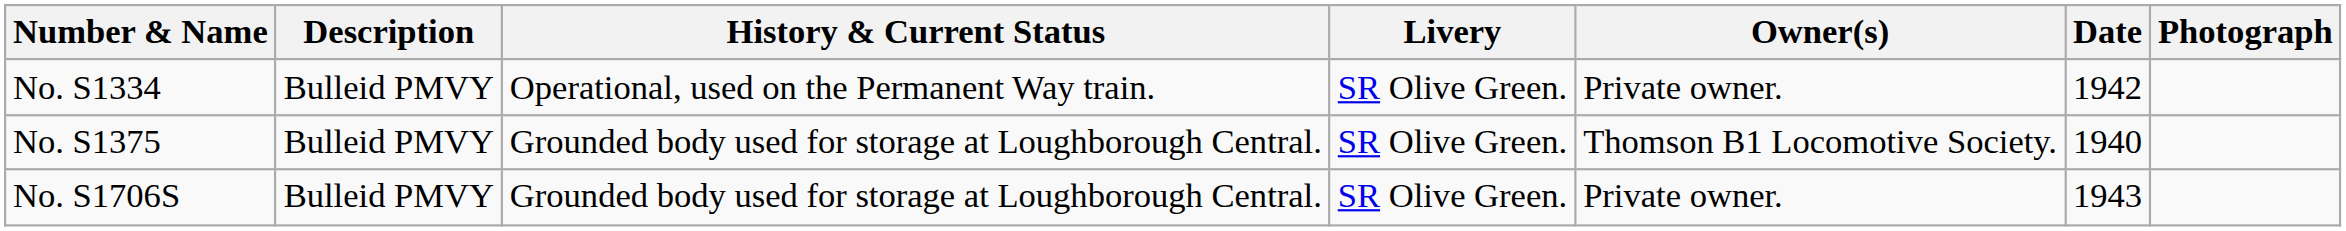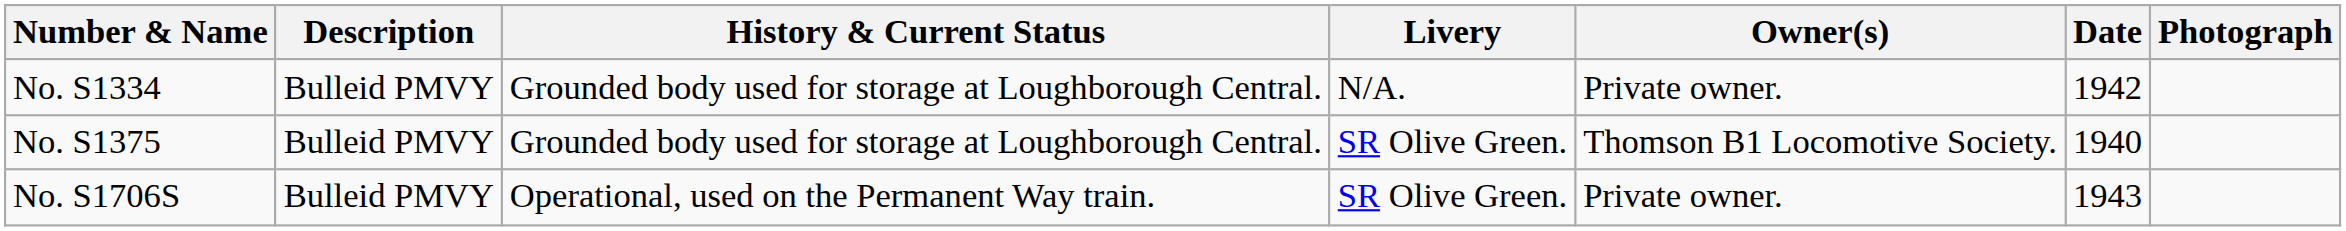(833, 86) Operational, used on the Permanent Way train. -> (916, 86) Grounded body used for storage at Loughborough Central.
(1452, 86) SR Olive Green. -> (1372, 86) N/A.
(916, 196) Grounded body used for storage at Loughborough Central. -> (833, 196) Operational, used on the Permanent Way train.
